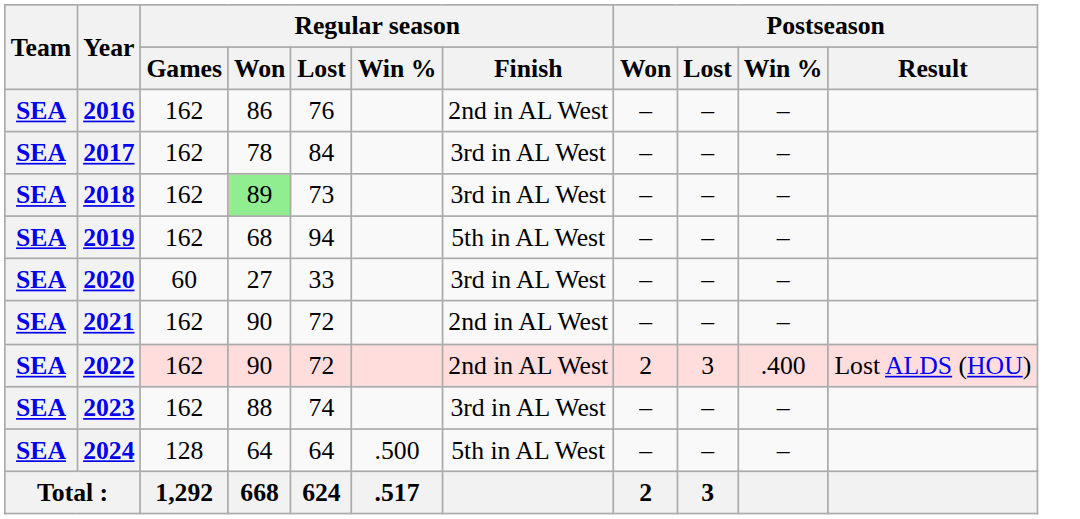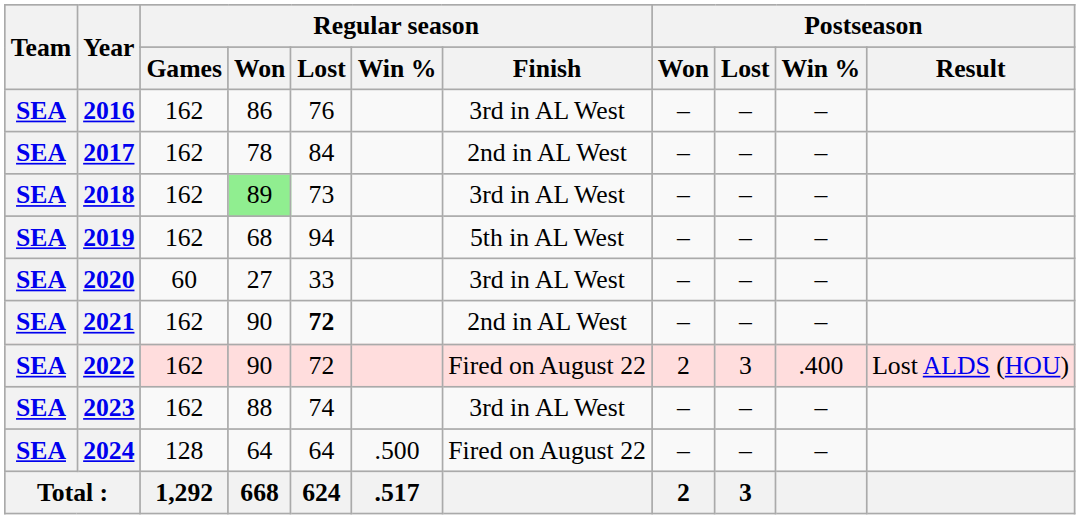(528, 110) 2nd in AL West -> (547, 110) 3rd in AL West
(528, 152) 3rd in AL West -> (547, 152) 2nd in AL West
(321, 322) normal -> (321, 322) bold
(528, 364) 2nd in AL West -> (547, 364) Fired on August 22
(528, 449) 5th in AL West -> (547, 449) Fired on August 22
